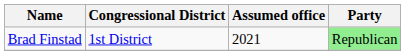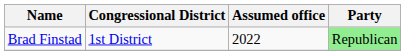(246, 38) 2021 -> (246, 38) 2022
